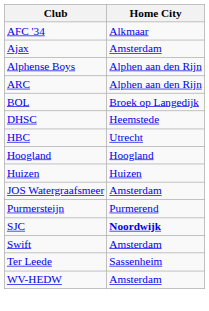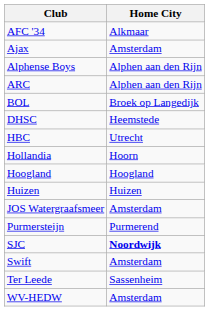+ row: (29, 155)
